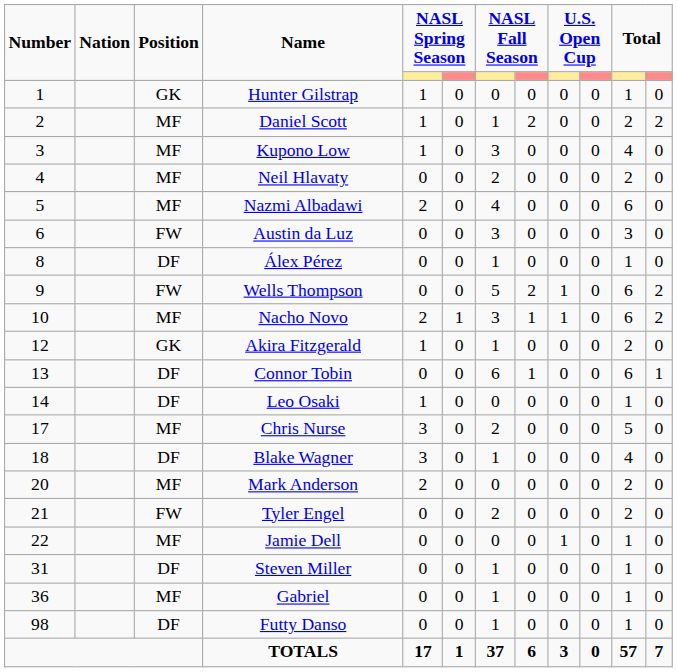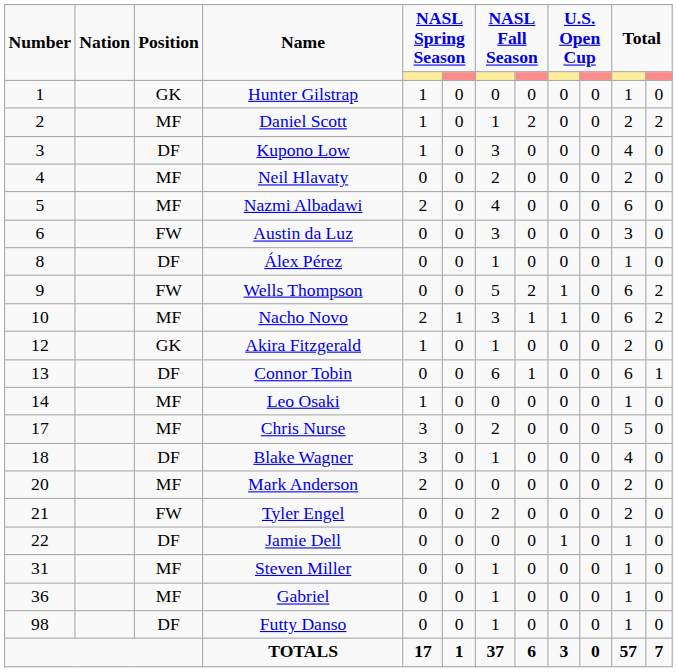(169, 149) MF -> (169, 149) DF
(169, 401) DF -> (169, 401) MF
(169, 540) MF -> (169, 540) DF
(169, 568) DF -> (169, 568) MF
